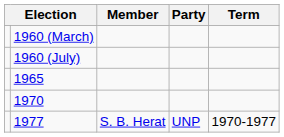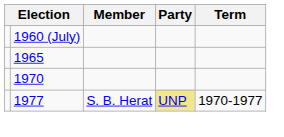- row: (54, 36)
(186, 121) no background -> (173, 100) khaki background
